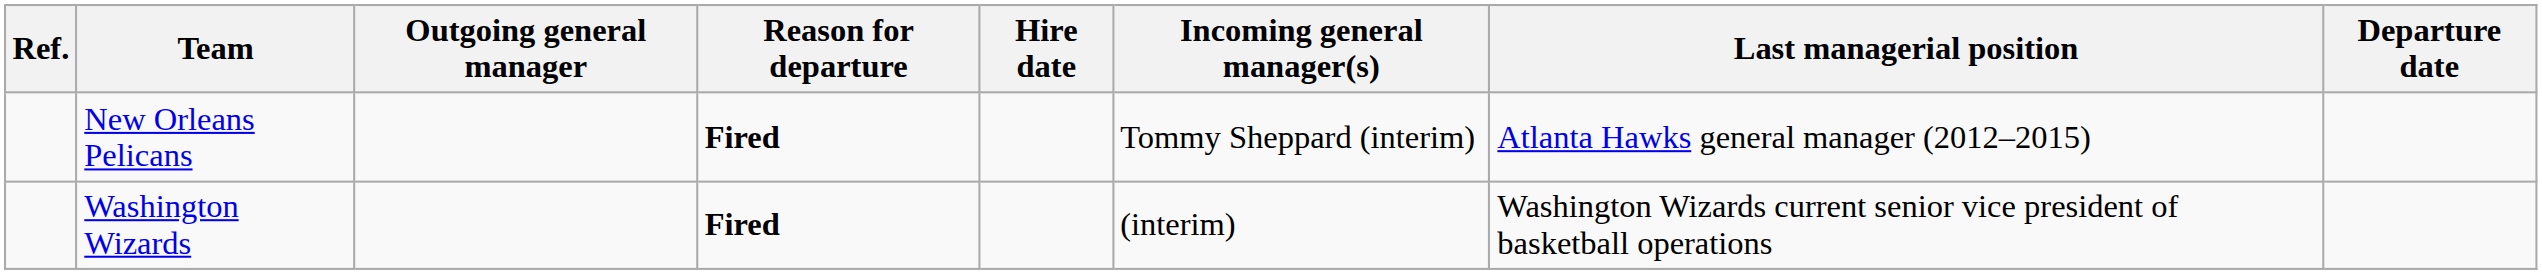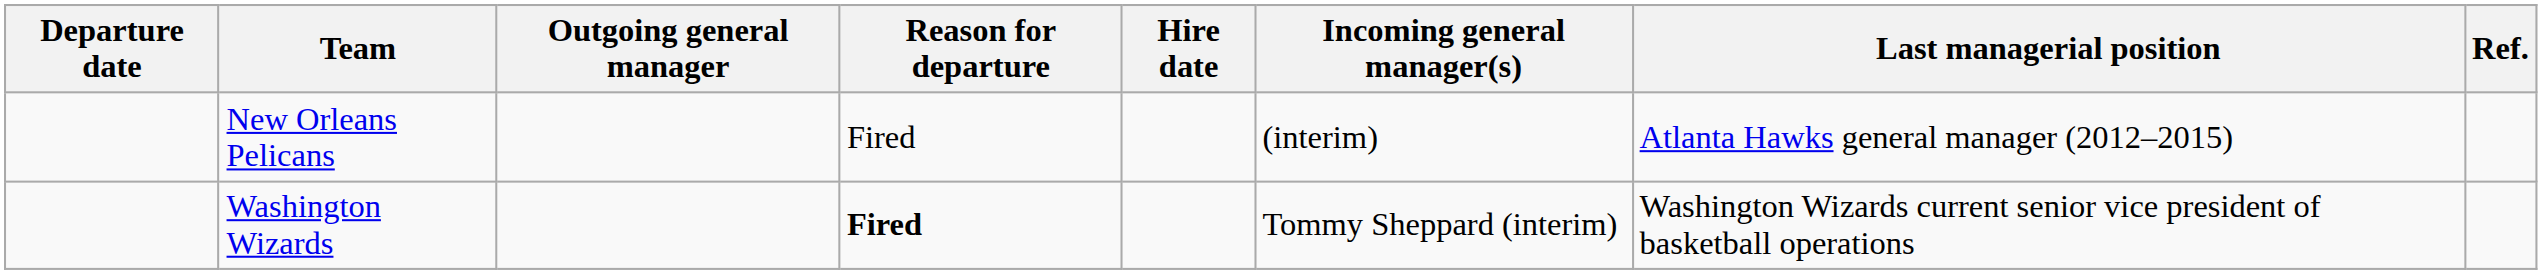columns swapped: (2429, 48) <-> (41, 48)
(742, 136) bold -> (881, 136) normal
(1298, 136) Tommy Sheppard (interim) -> (1320, 136) (interim)
(1178, 224) (interim) -> (1440, 224) Tommy Sheppard (interim)
